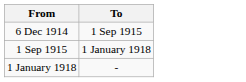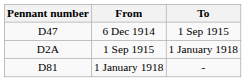+ column: (48, 13)
